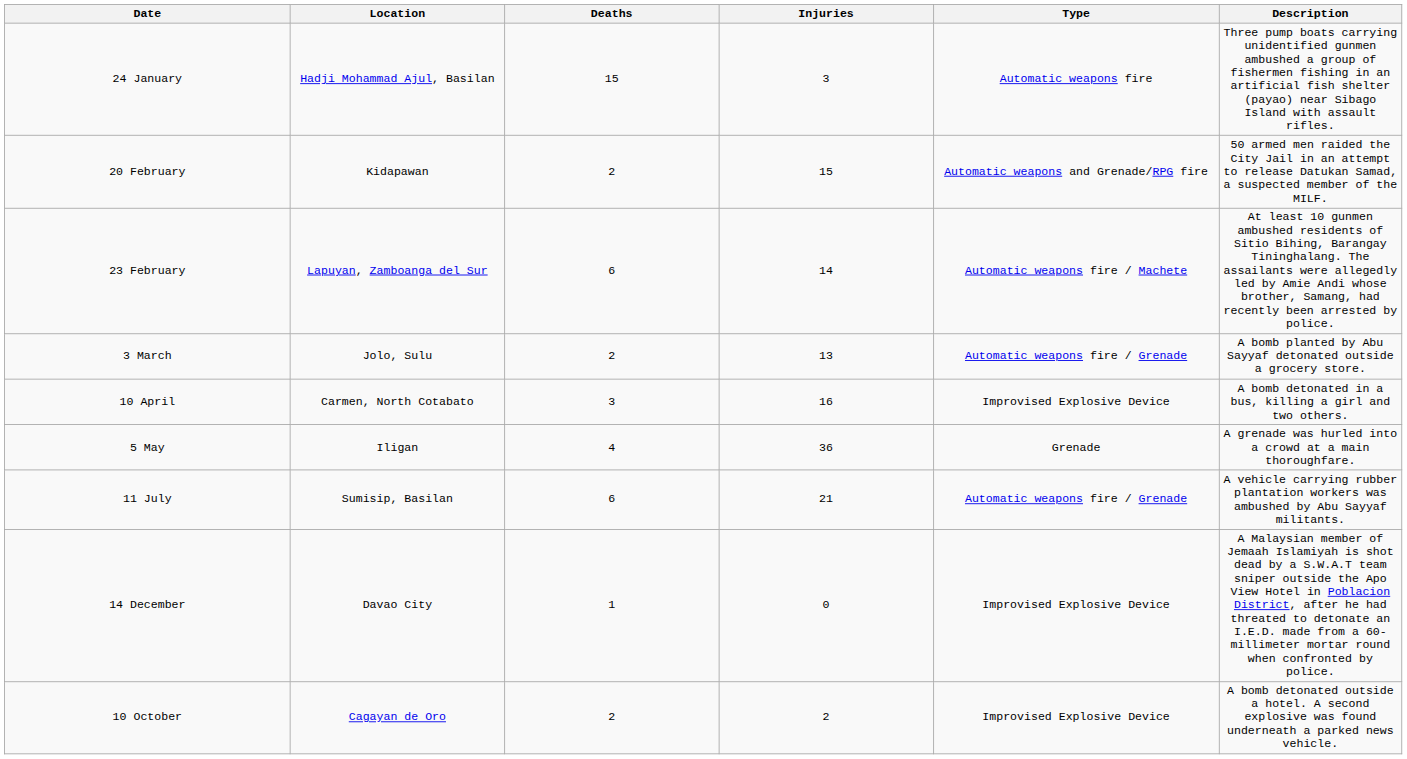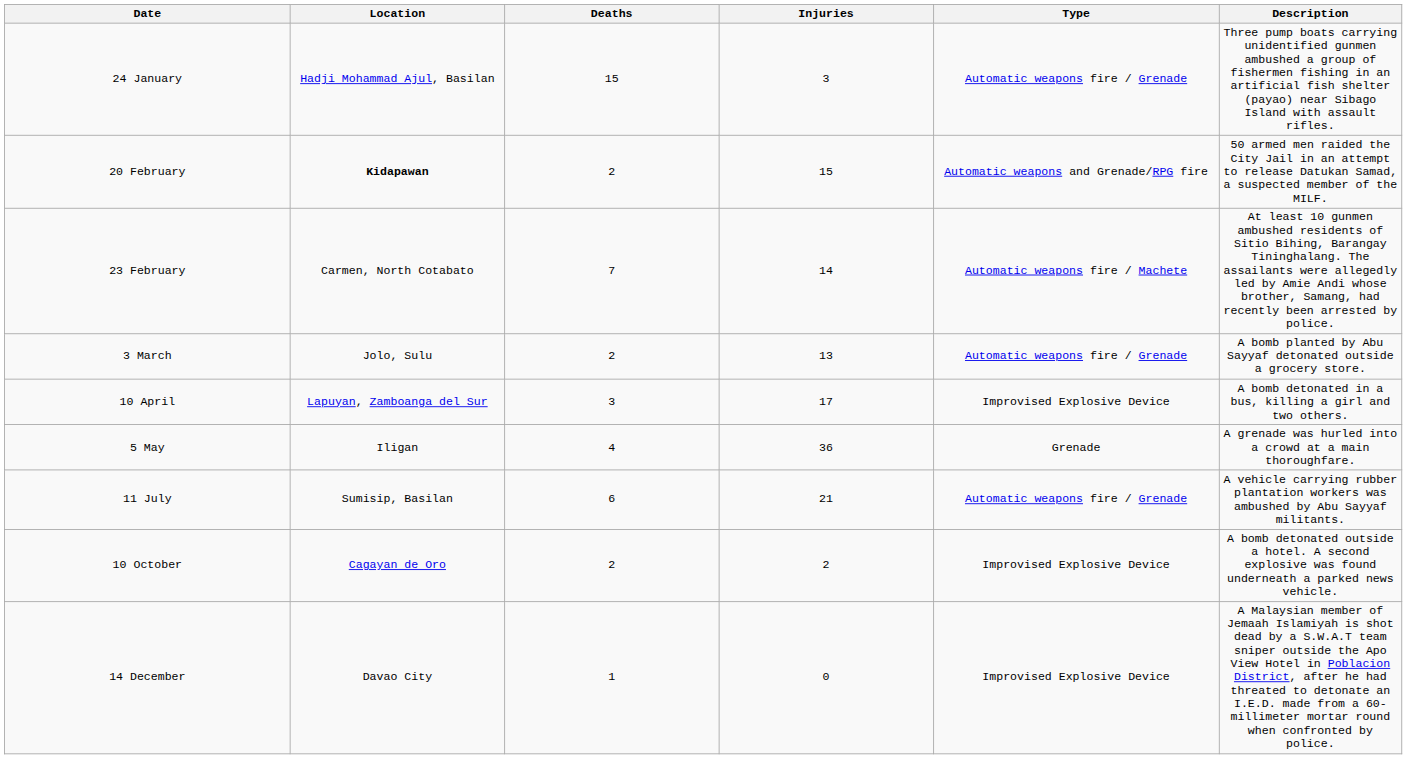(1076, 79) Automatic weapons fire -> (1076, 79) Automatic weapons fire / Grenade
(397, 172) normal -> (397, 172) bold
(397, 271) Lapuyan, Zamboanga del Sur -> (397, 271) Carmen, North Cotabato
(612, 271) 6 -> (612, 271) 7
(397, 402) Carmen, North Cotabato -> (397, 402) Lapuyan, Zamboanga del Sur
(826, 402) 16 -> (826, 402) 17
rows swapped: (147, 718) <-> (147, 605)
